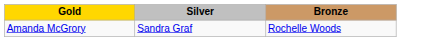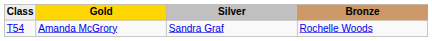+ column: (20, 12)
